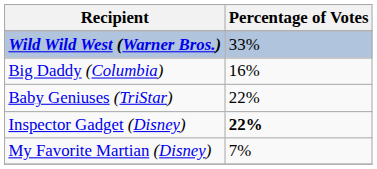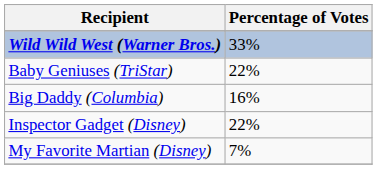rows swapped: (91, 97) <-> (86, 71)
(246, 124) bold -> (244, 124) normal
